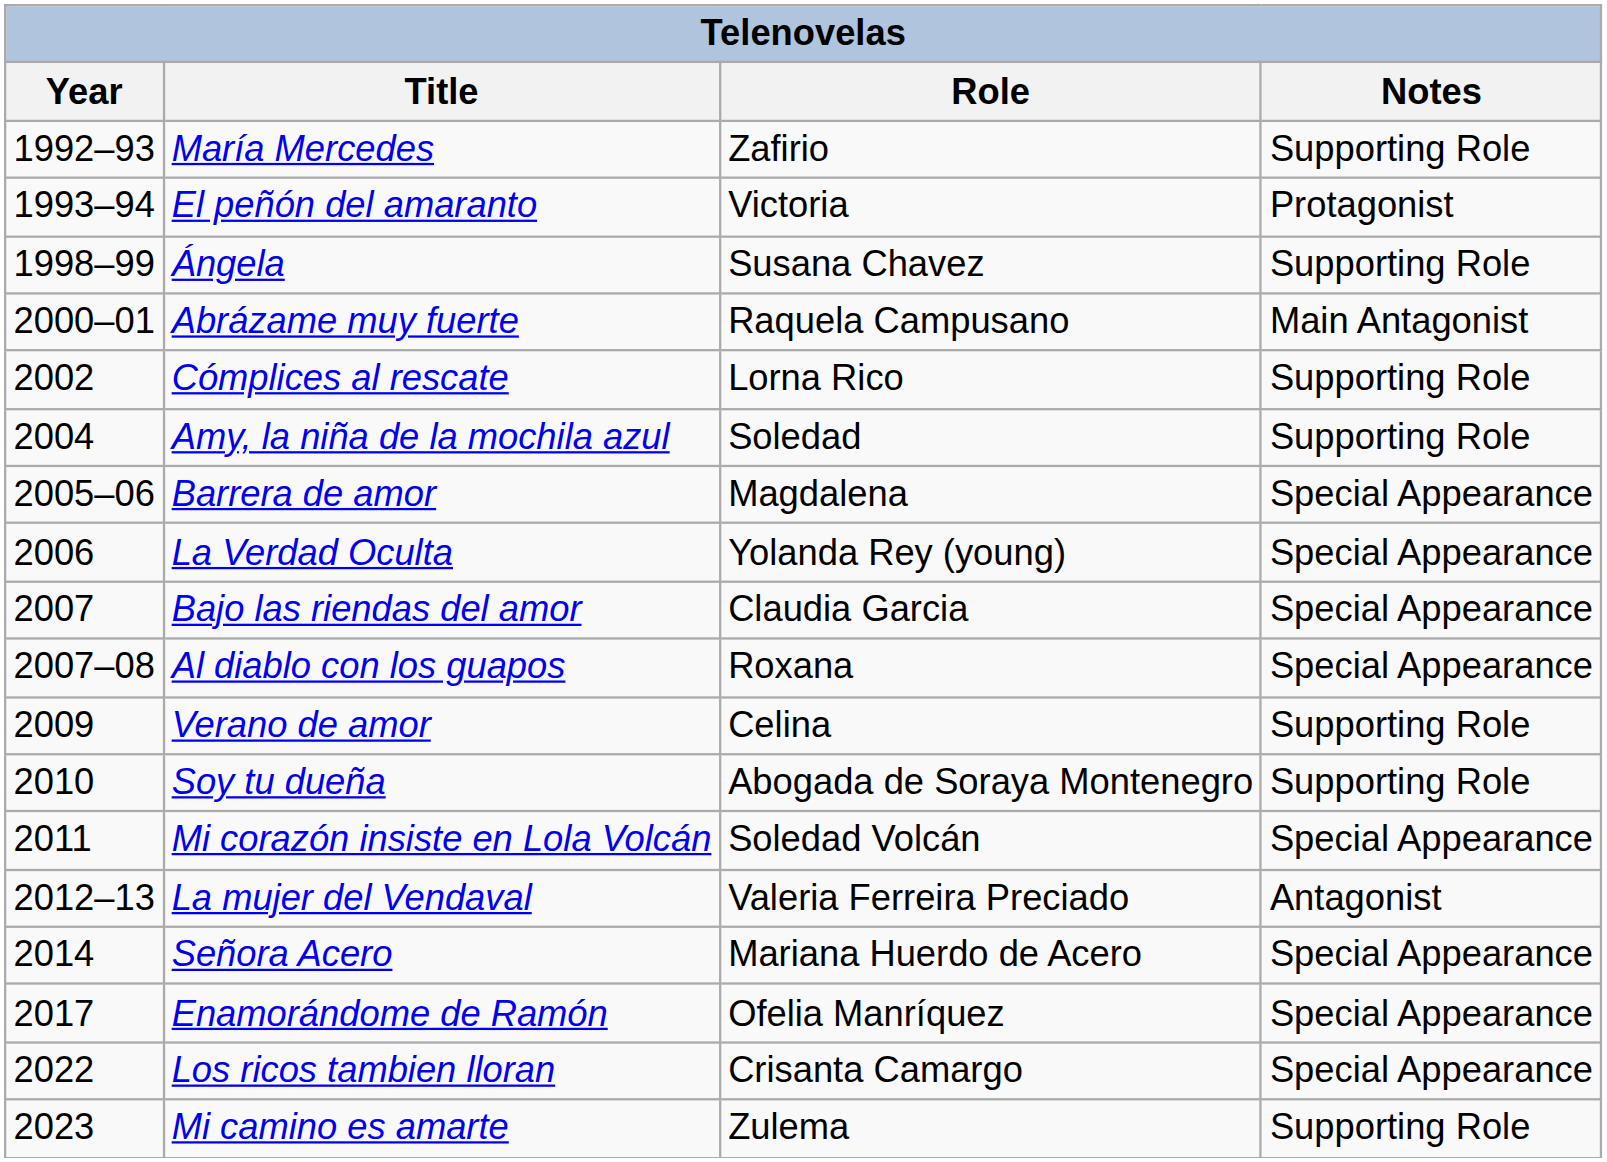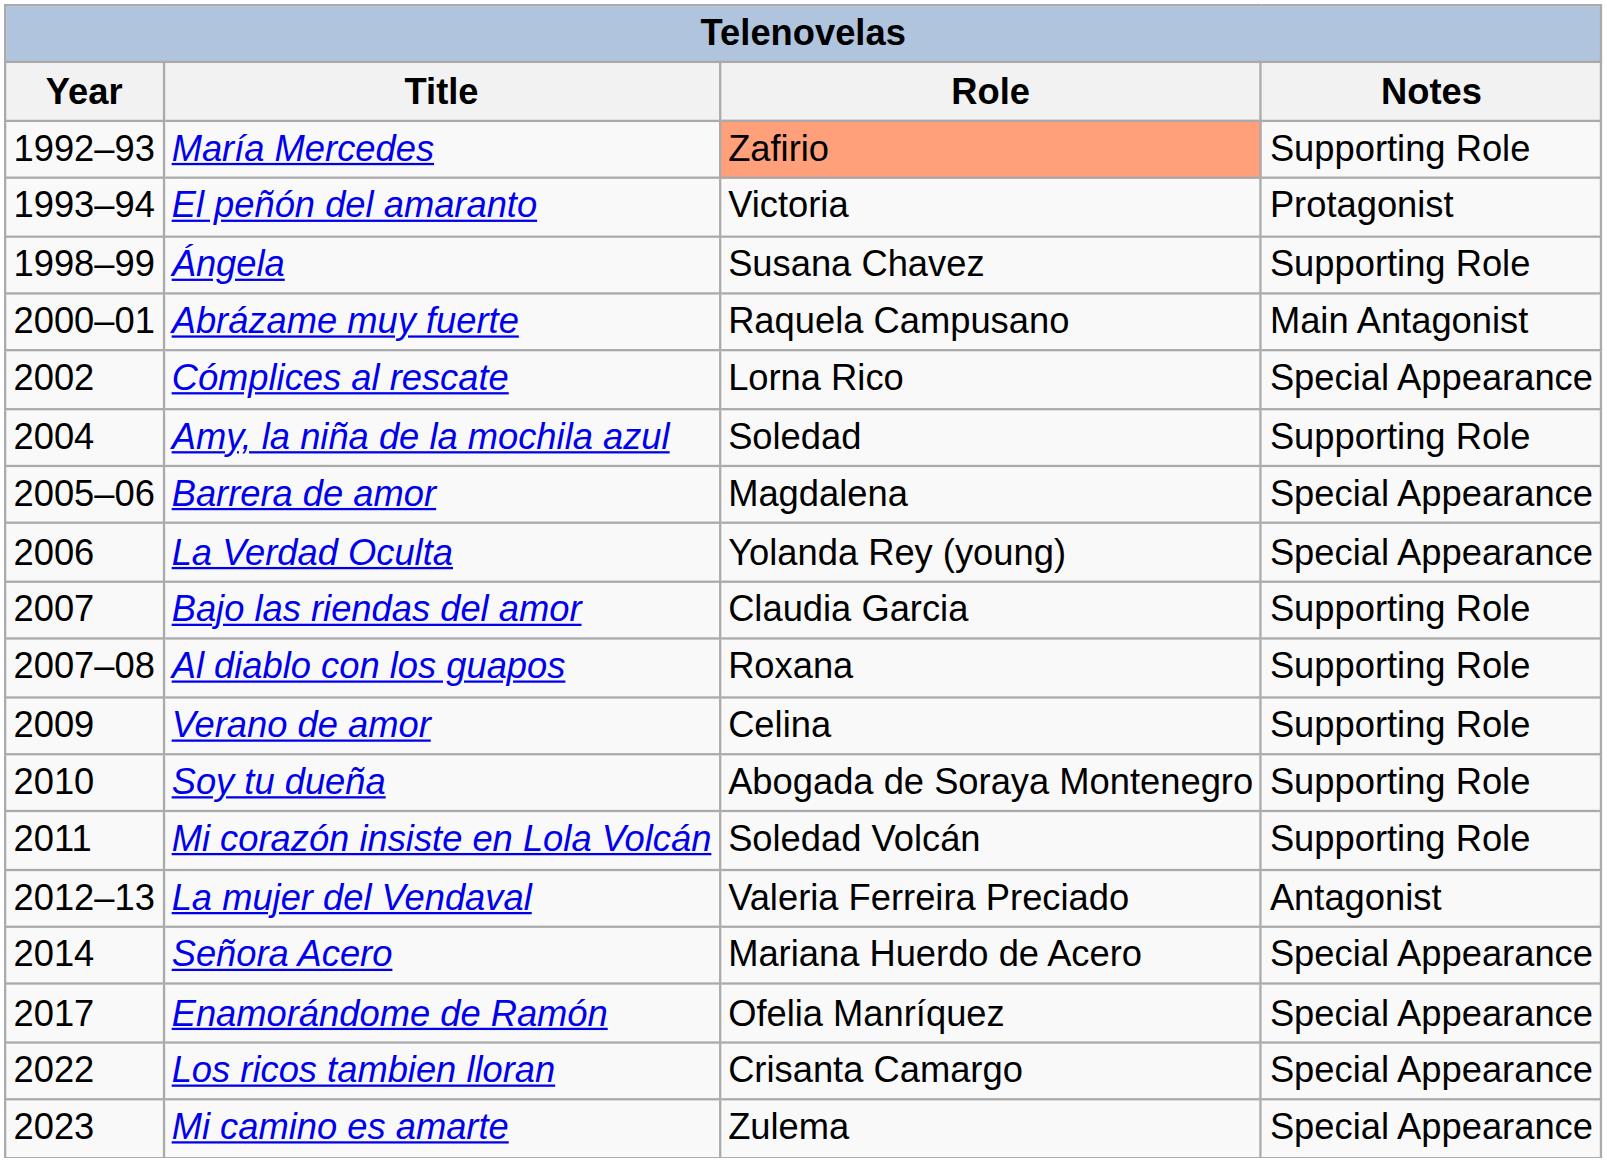(779, 148) no background -> (779, 148) lightsalmon background
(1400, 378) Supporting Role -> (1431, 378) Special Appearance
(1431, 609) Special Appearance -> (1400, 609) Supporting Role
(1431, 666) Special Appearance -> (1400, 666) Supporting Role
(1431, 839) Special Appearance -> (1400, 839) Supporting Role
(1400, 1127) Supporting Role -> (1431, 1127) Special Appearance
